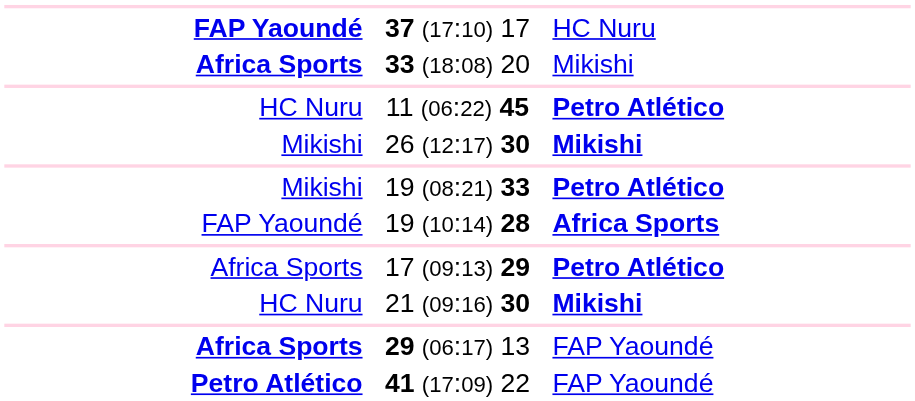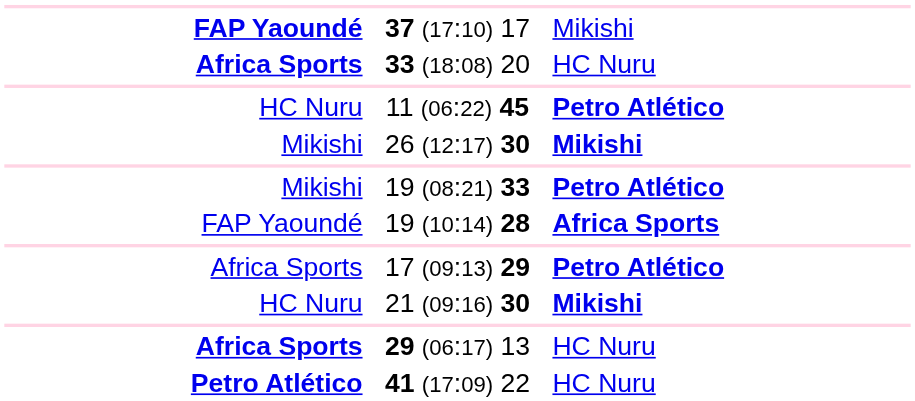(604, 27) HC Nuru -> (593, 27) Mikishi
(593, 64) Mikishi -> (604, 64) HC Nuru
(633, 346) FAP Yaoundé -> (604, 346) HC Nuru
(633, 383) FAP Yaoundé -> (604, 383) HC Nuru
